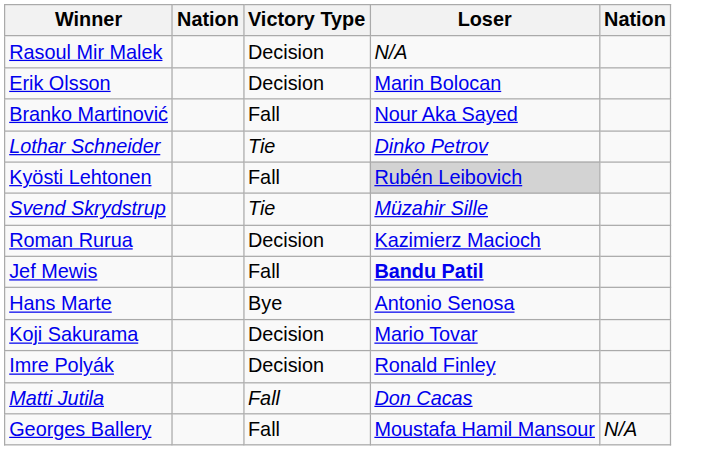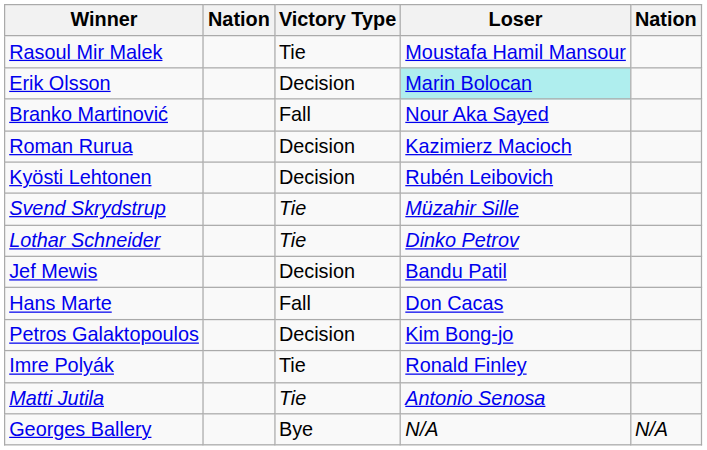(286, 51) Decision -> (292, 51) Tie
(391, 51) N/A -> (516, 51) Moustafa Hamil Mansour
(438, 83) no background -> (469, 83) paleturquoise background
rows swapped: (85, 146) <-> (71, 240)
(264, 177) Fall -> (317, 177) Decision
(448, 177) lightgrey background -> (479, 177) no background
(264, 271) Fall -> (317, 271) Decision
(429, 271) bold -> (456, 271) normal
(265, 303) Bye -> (295, 303) Fall
(444, 303) Antonio Senosa -> (454, 303) Don Cacas
- row: (74, 334)
+ row: (104, 334)
(286, 366) Decision -> (292, 366) Tie
(264, 397) Fall -> (293, 397) Tie
(423, 397) Don Cacas -> (475, 397) Antonio Senosa
(264, 429) Fall -> (296, 429) Bye
(485, 429) Moustafa Hamil Mansour -> (422, 429) N/A
